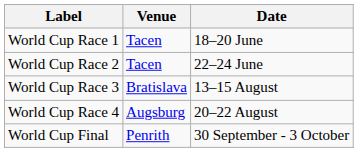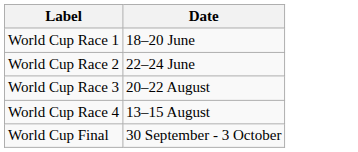- column: (157, 16)
(236, 87) 13–15 August -> (168, 87) 20–22 August
(236, 111) 20–22 August -> (168, 111) 13–15 August
